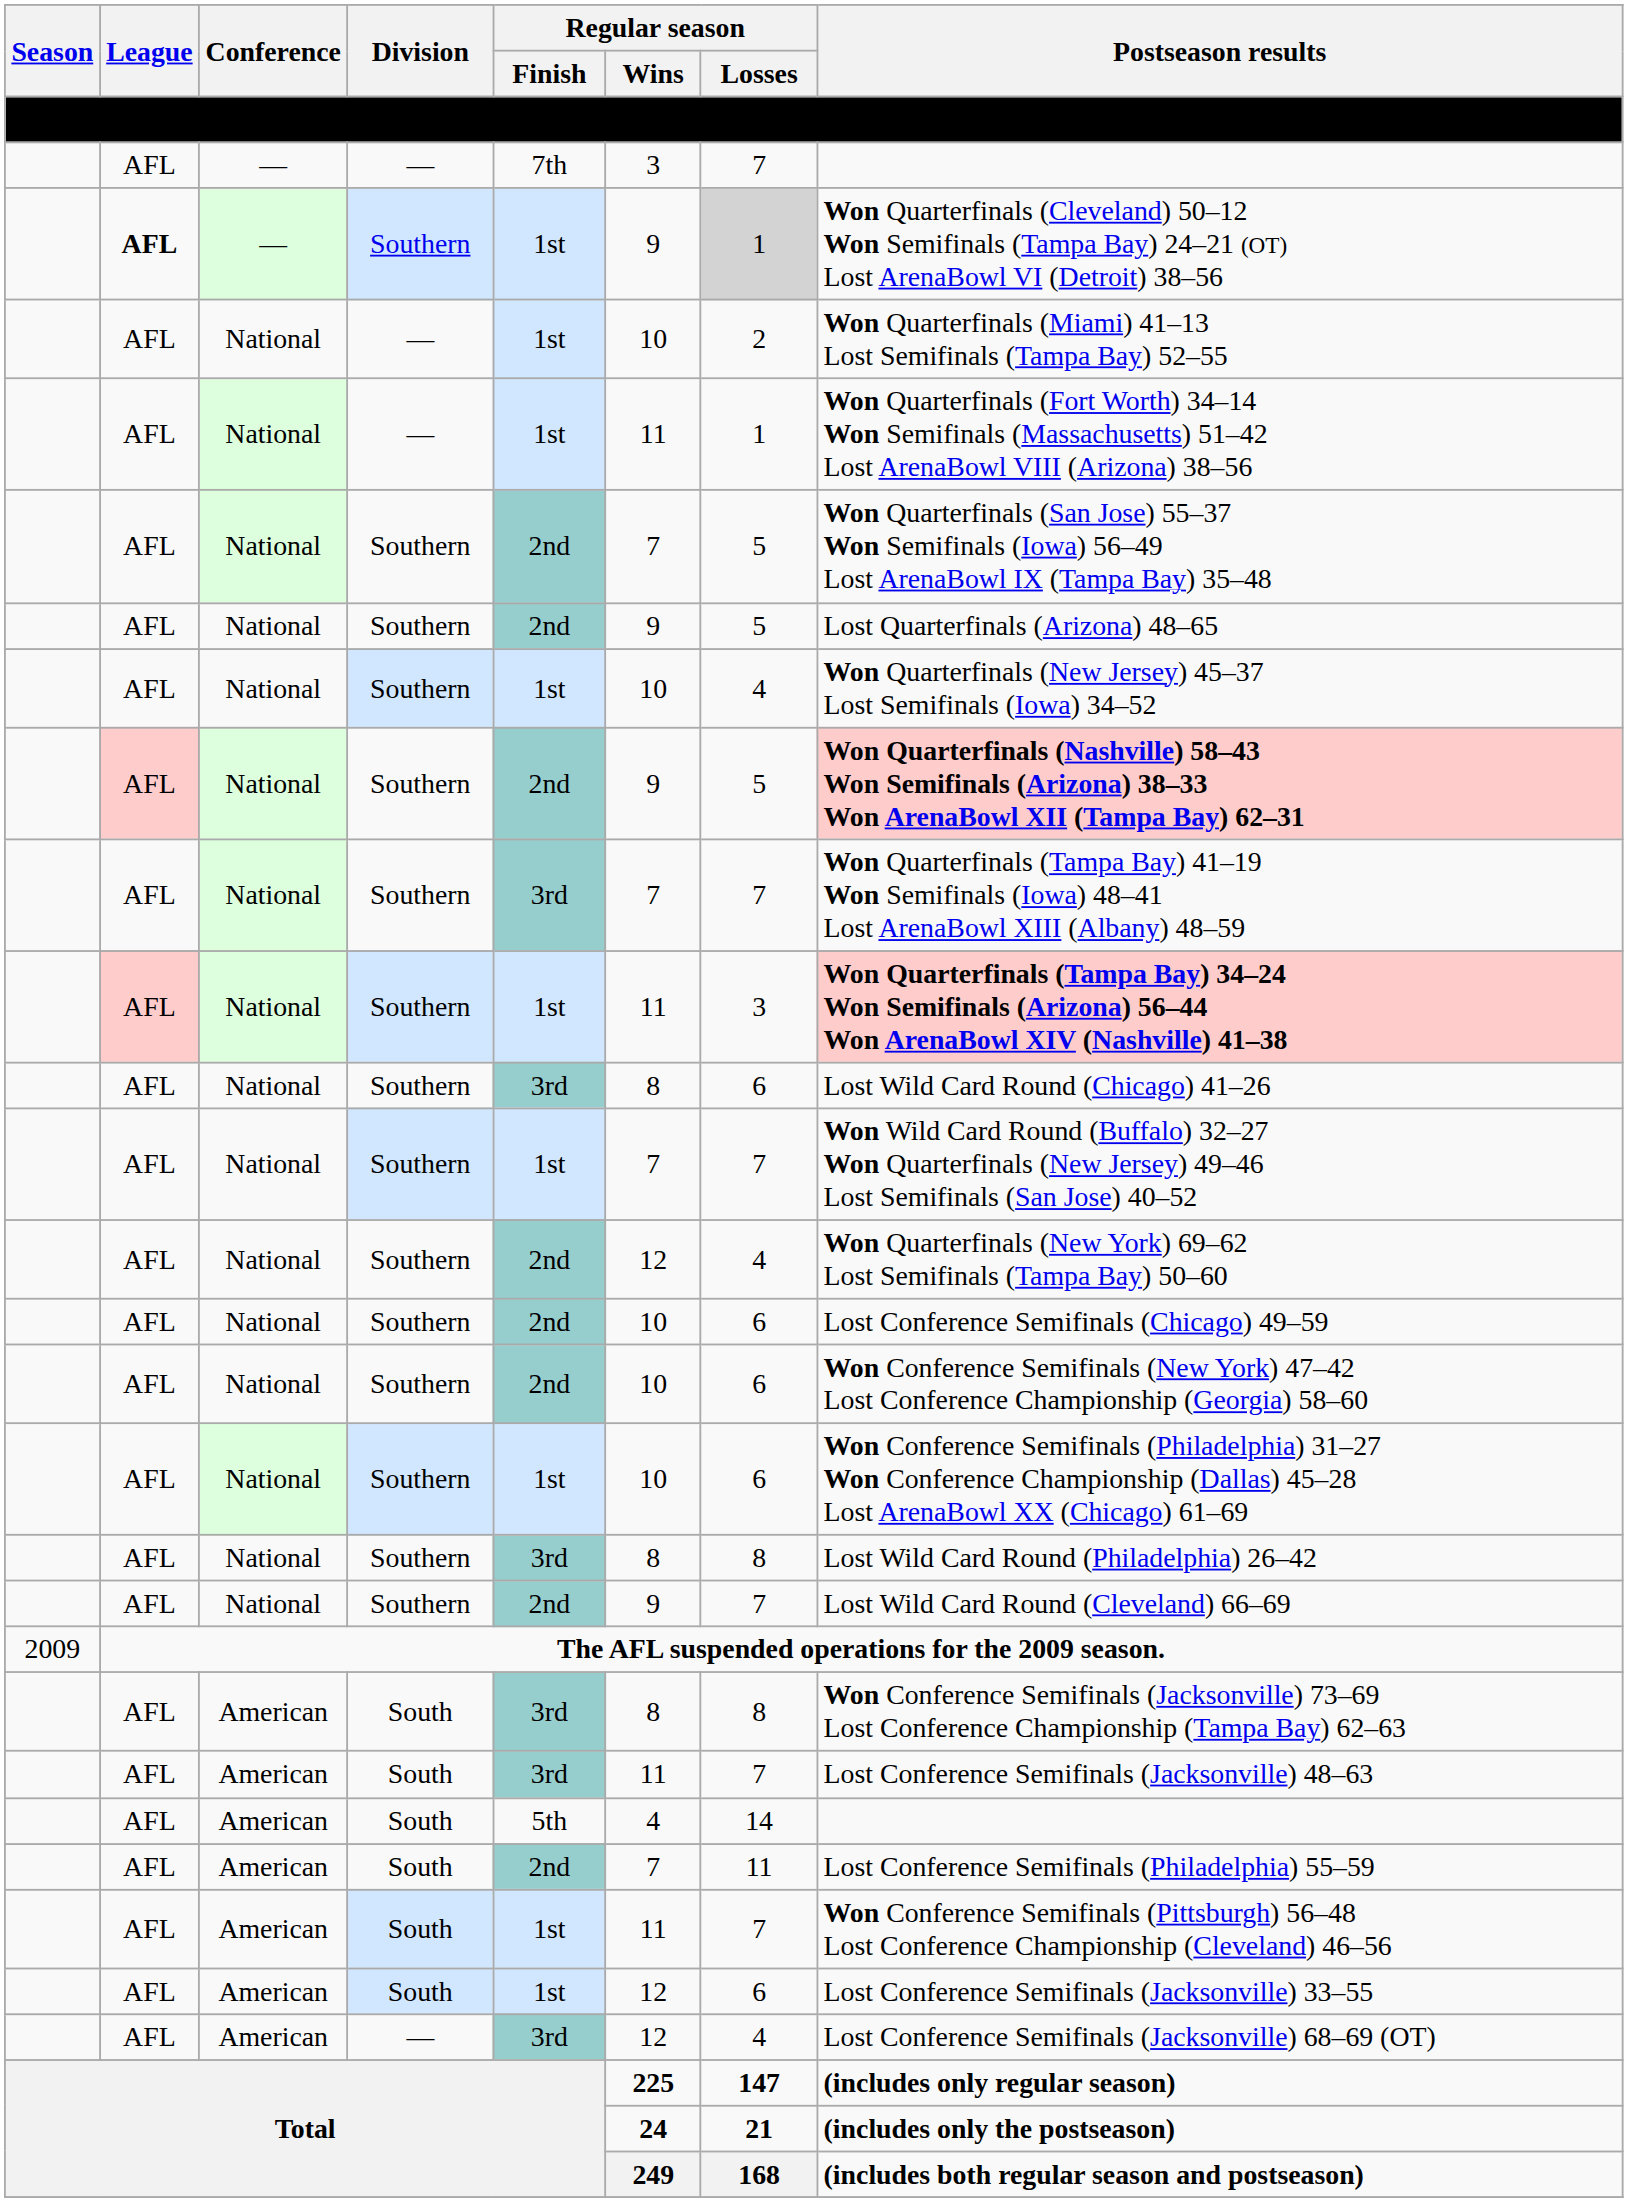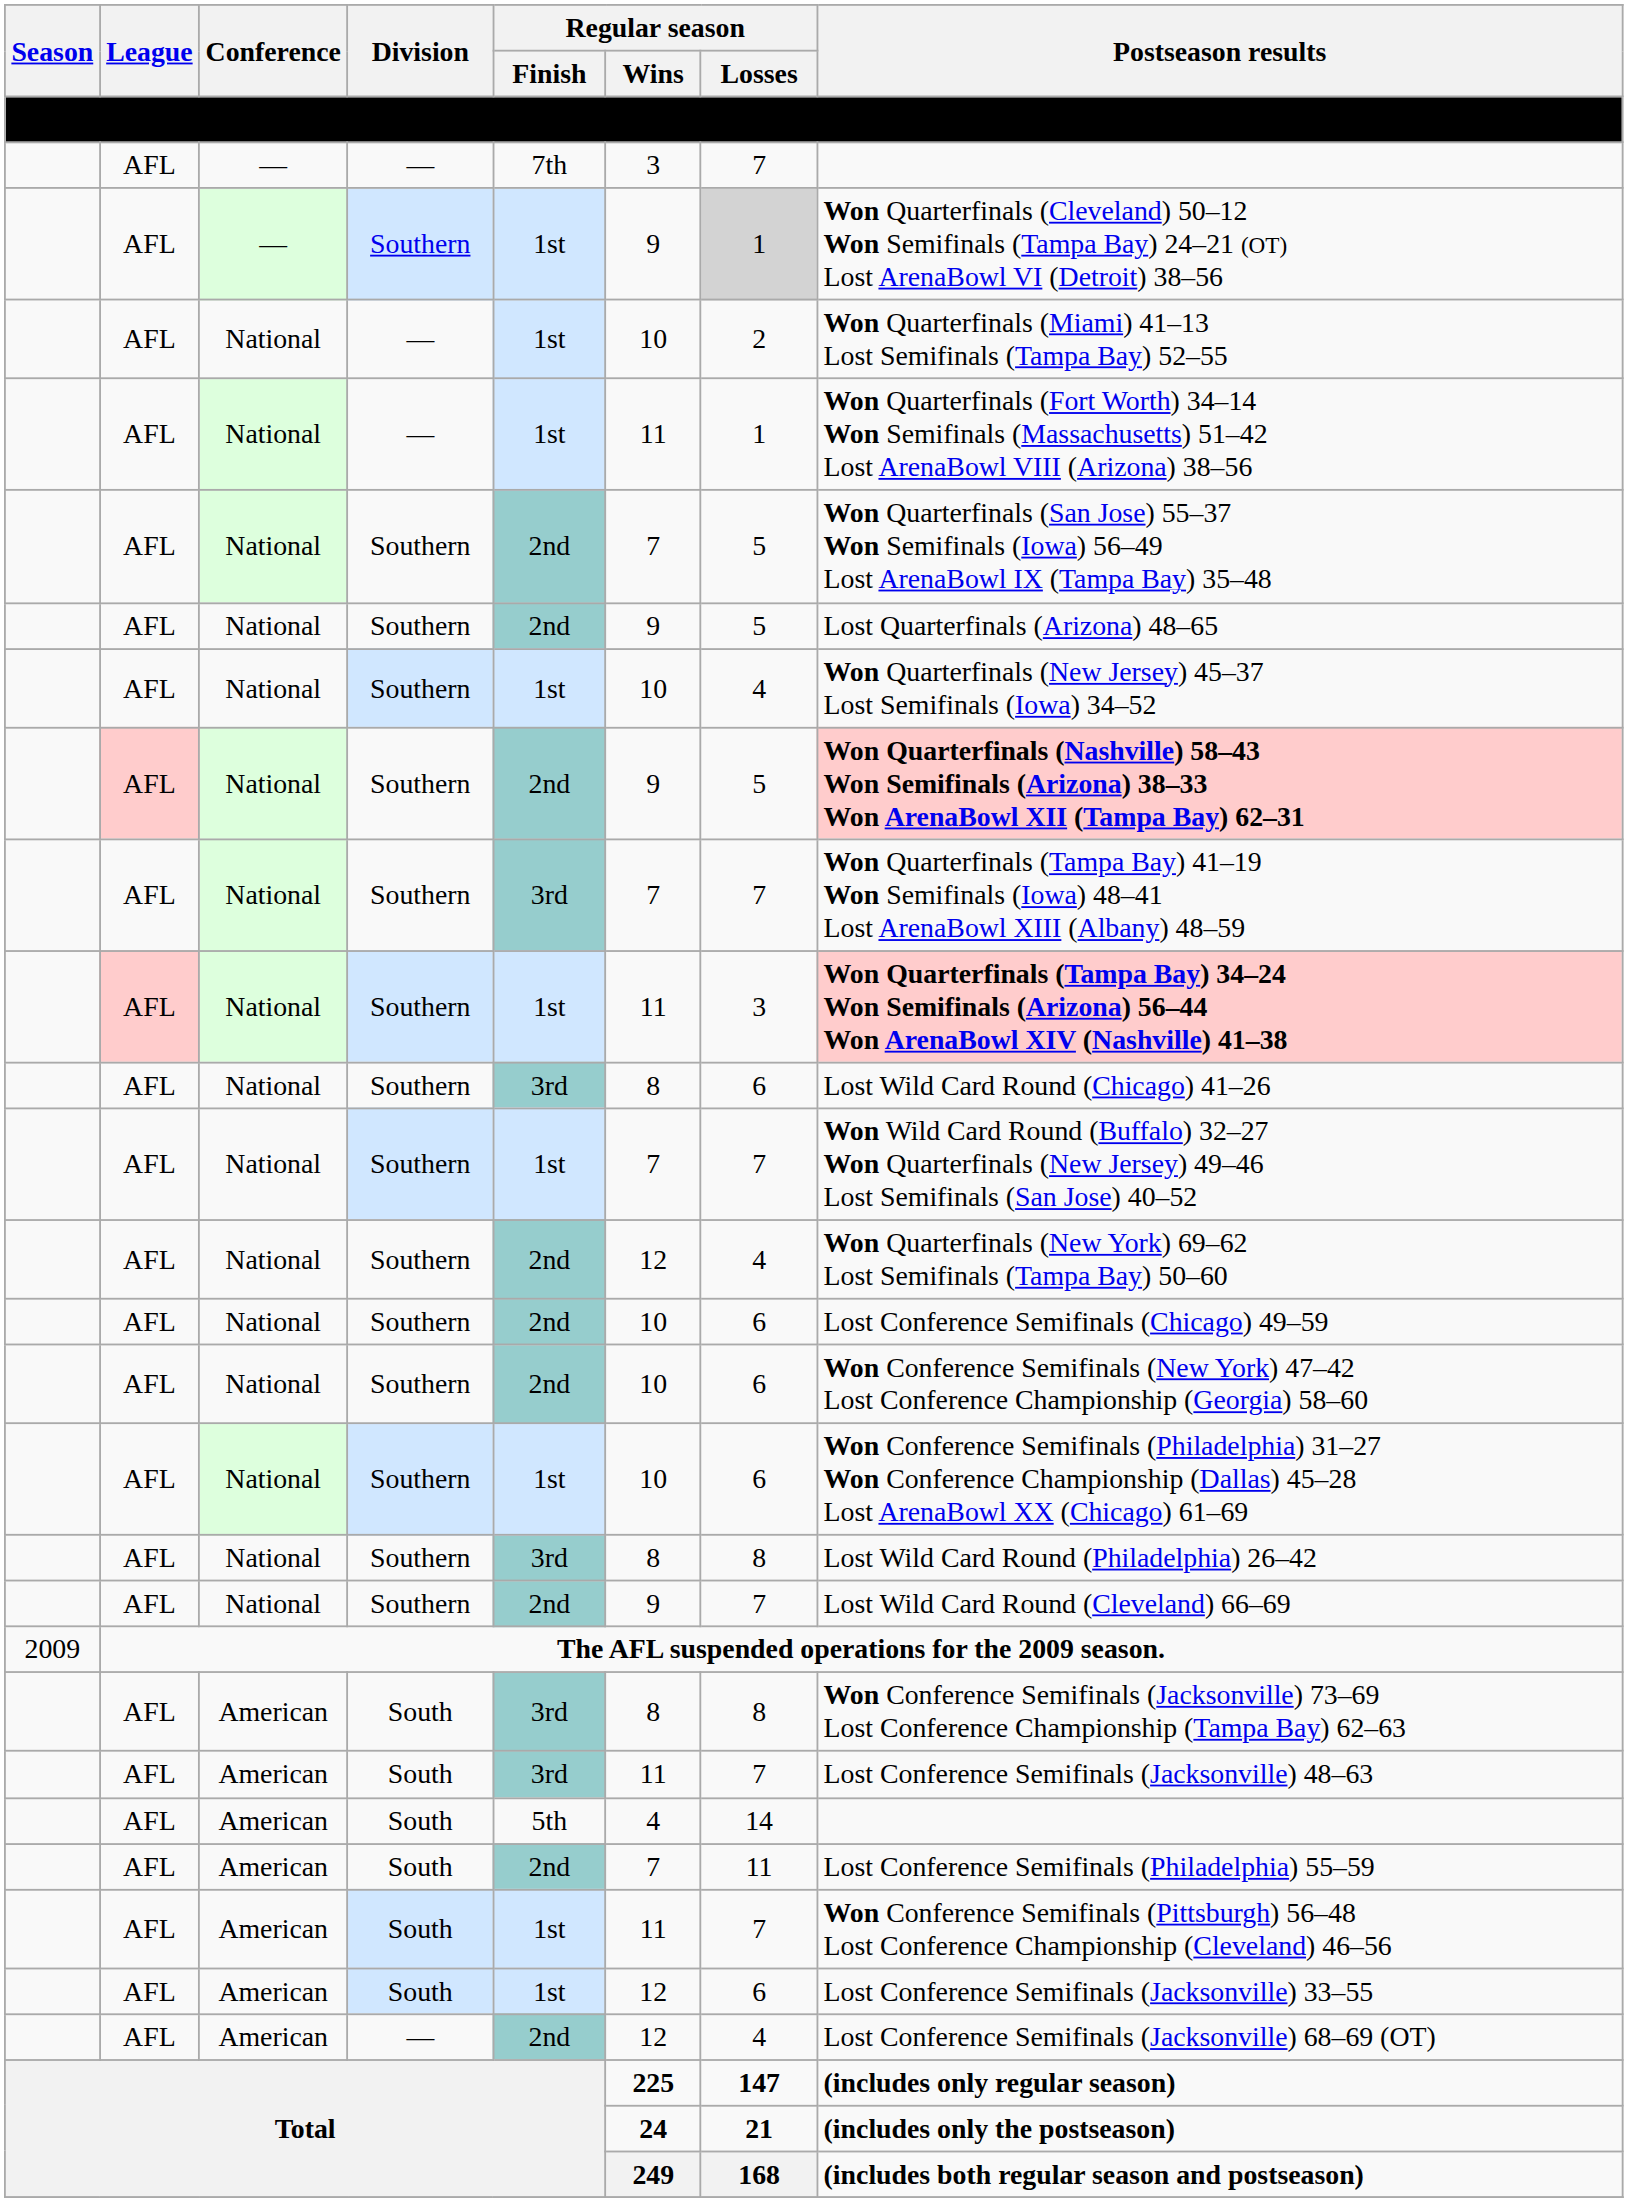(149, 244) bold -> (149, 244) normal
(549, 2036) 3rd -> (549, 2036) 2nd
